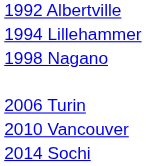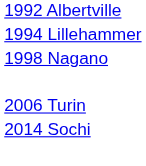- row: (67, 129)
